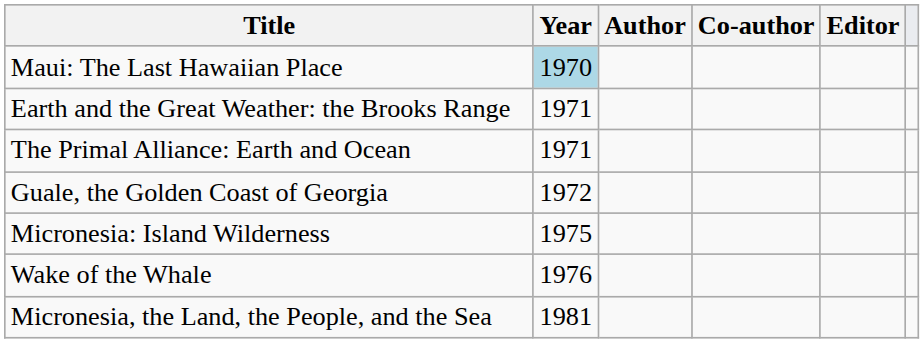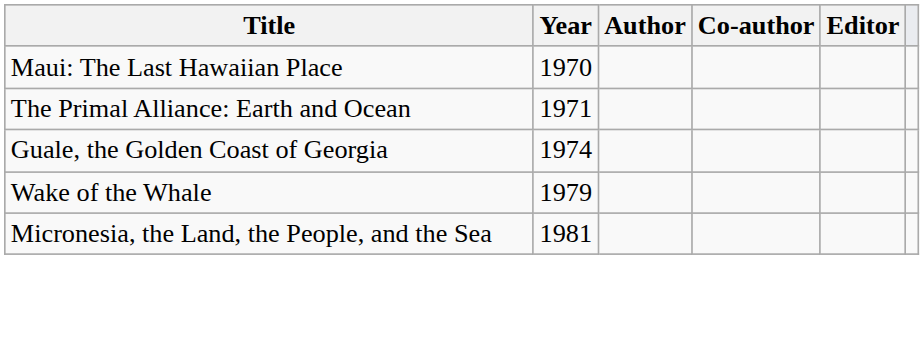(566, 66) lightblue background -> (566, 66) no background
- row: (261, 108)
(566, 191) 1972 -> (566, 150) 1974
- row: (170, 233)
(566, 274) 1976 -> (566, 191) 1979
